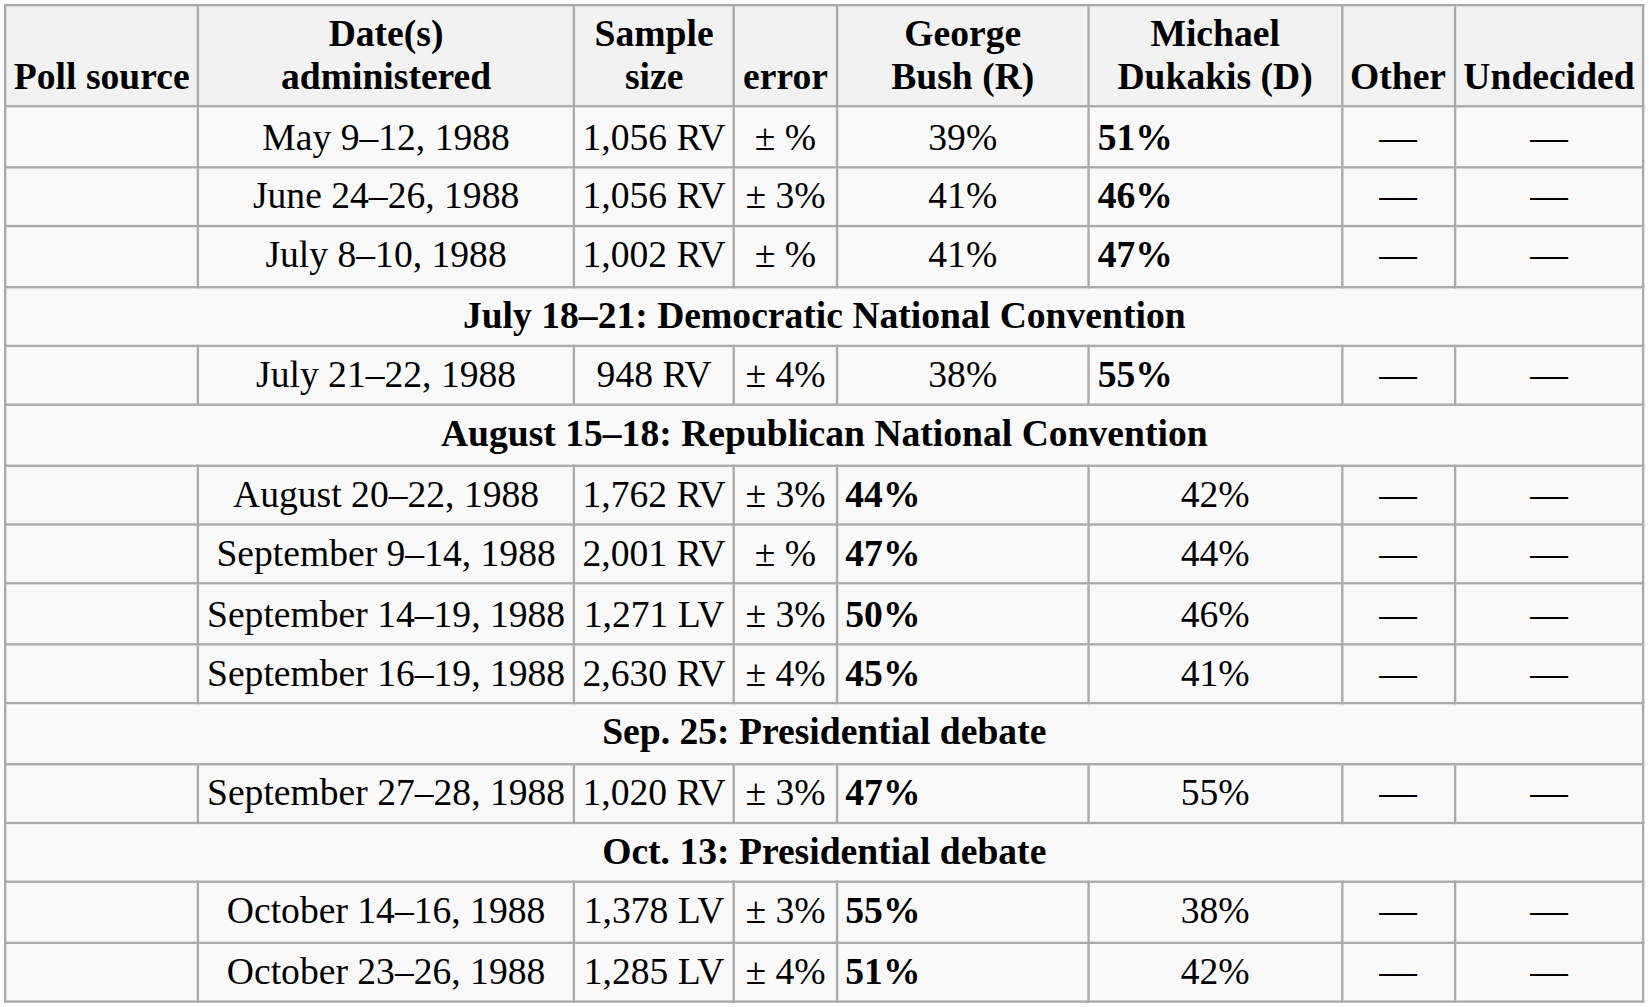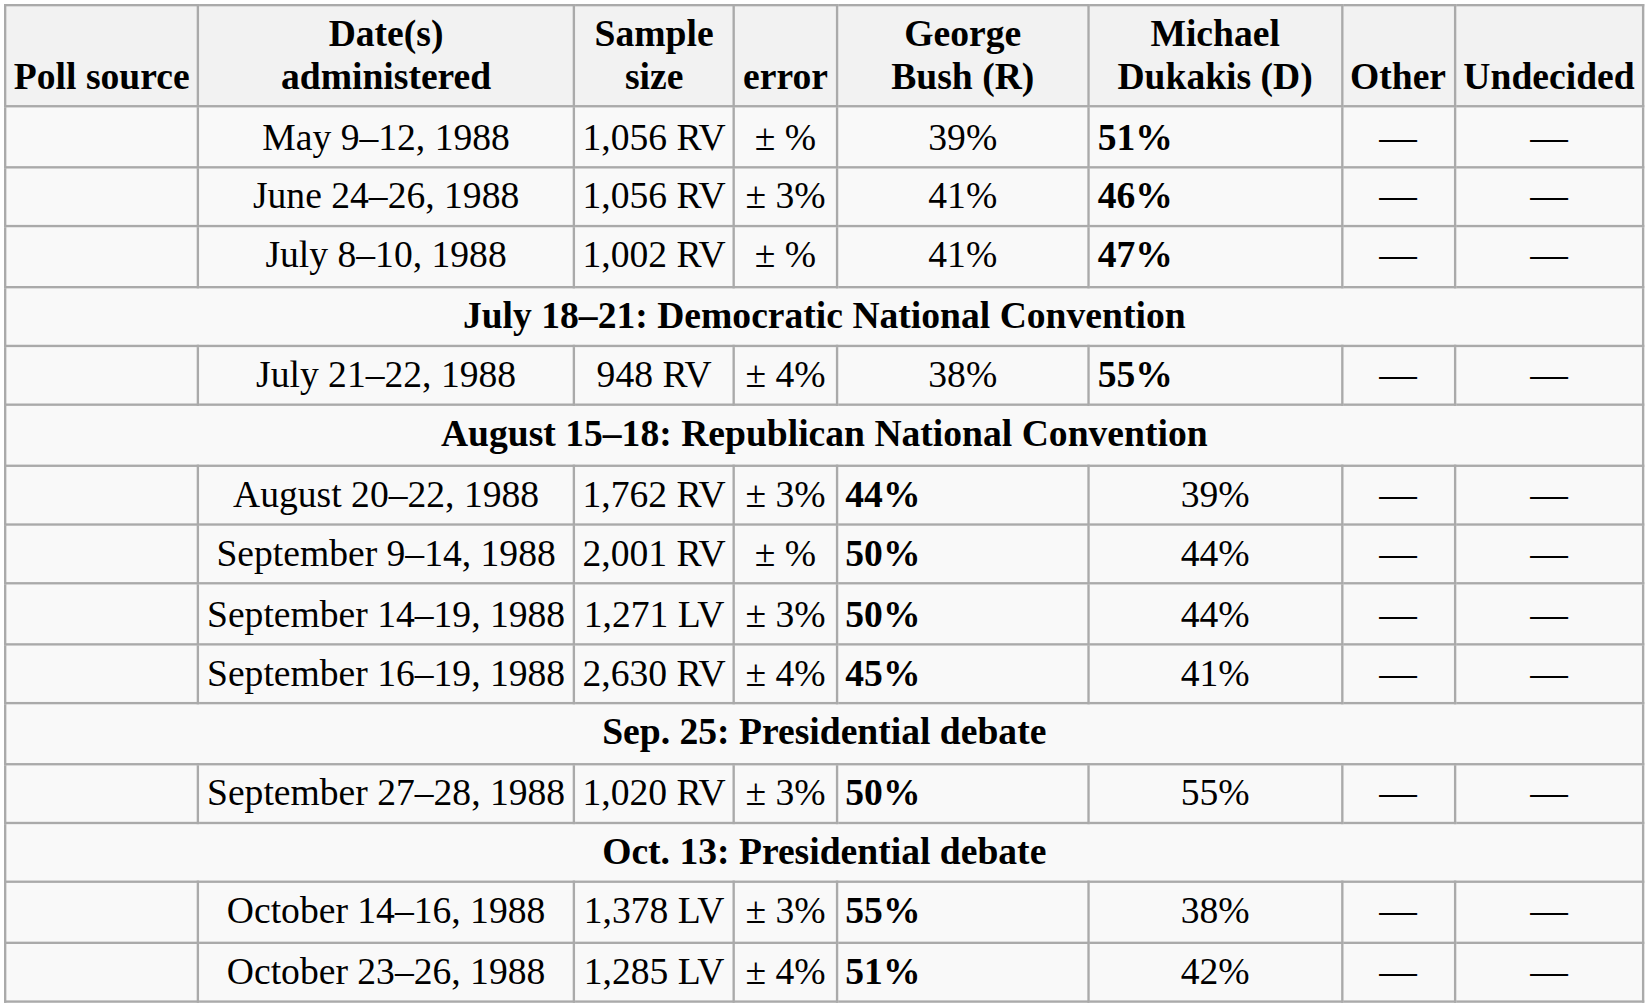(1215, 494) 42% -> (1215, 494) 39%
(883, 553) 47% -> (883, 553) 50%
(1215, 613) 46% -> (1215, 613) 44%
(883, 792) 47% -> (883, 792) 50%
